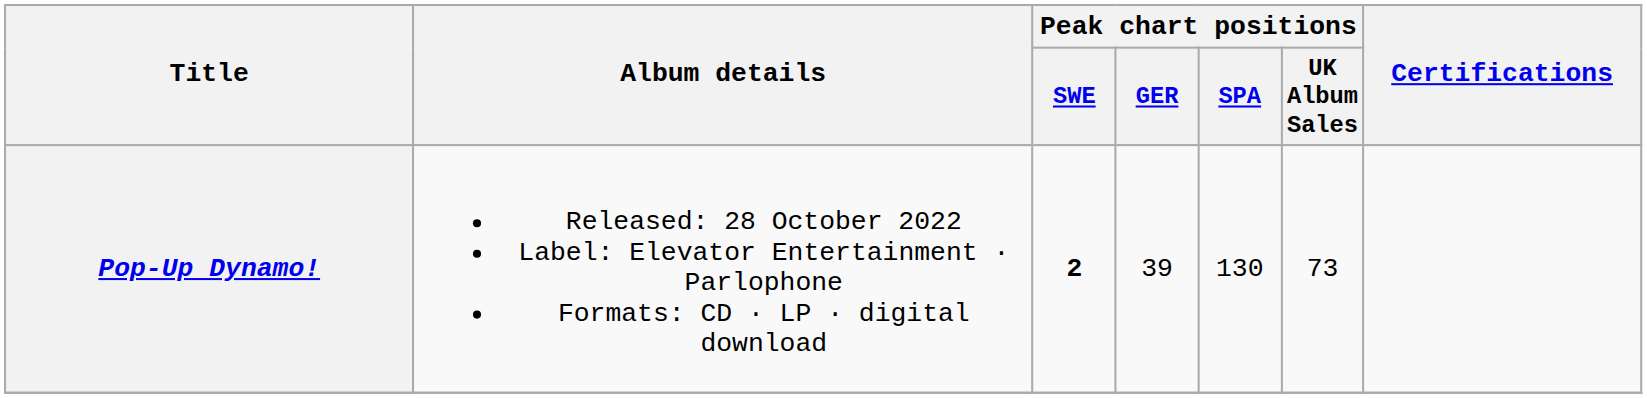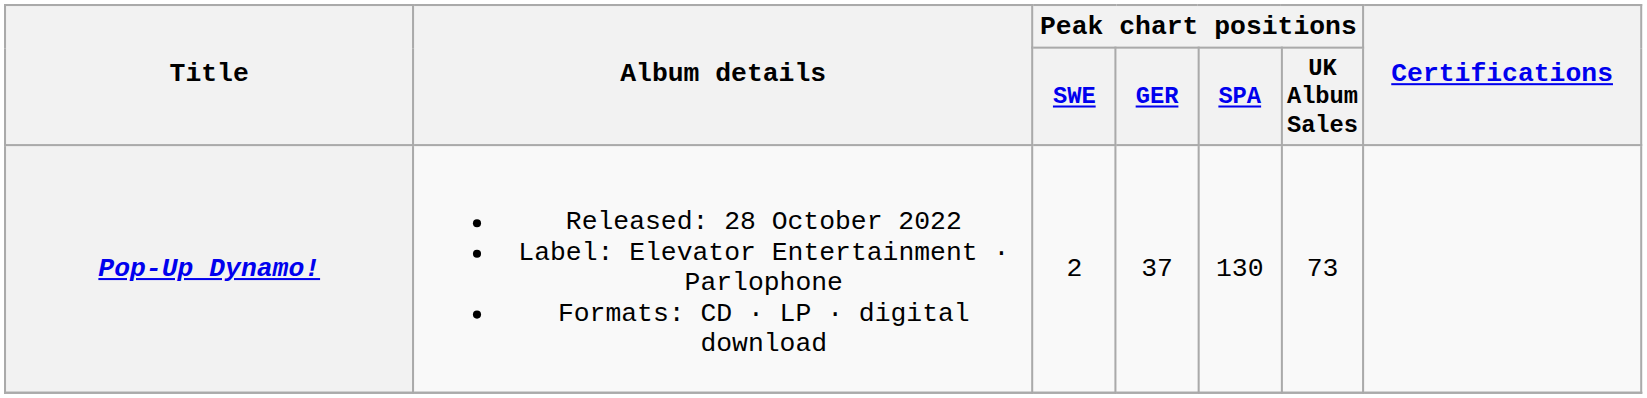(1074, 269) bold -> (1074, 269) normal
(1157, 269) 39 -> (1157, 269) 37
